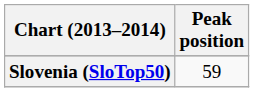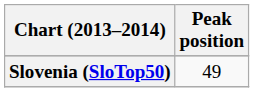(212, 71) 59 -> (212, 71) 49
